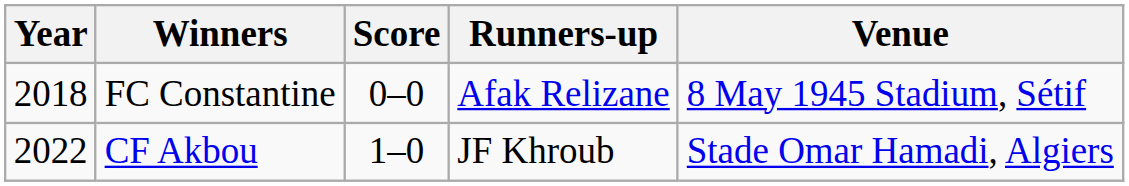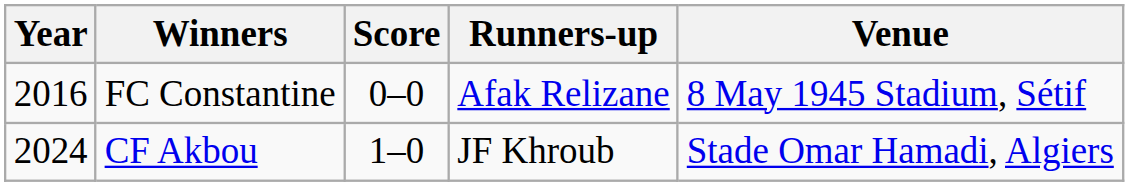(51, 92) 2018 -> (51, 92) 2016
(51, 151) 2022 -> (51, 151) 2024
